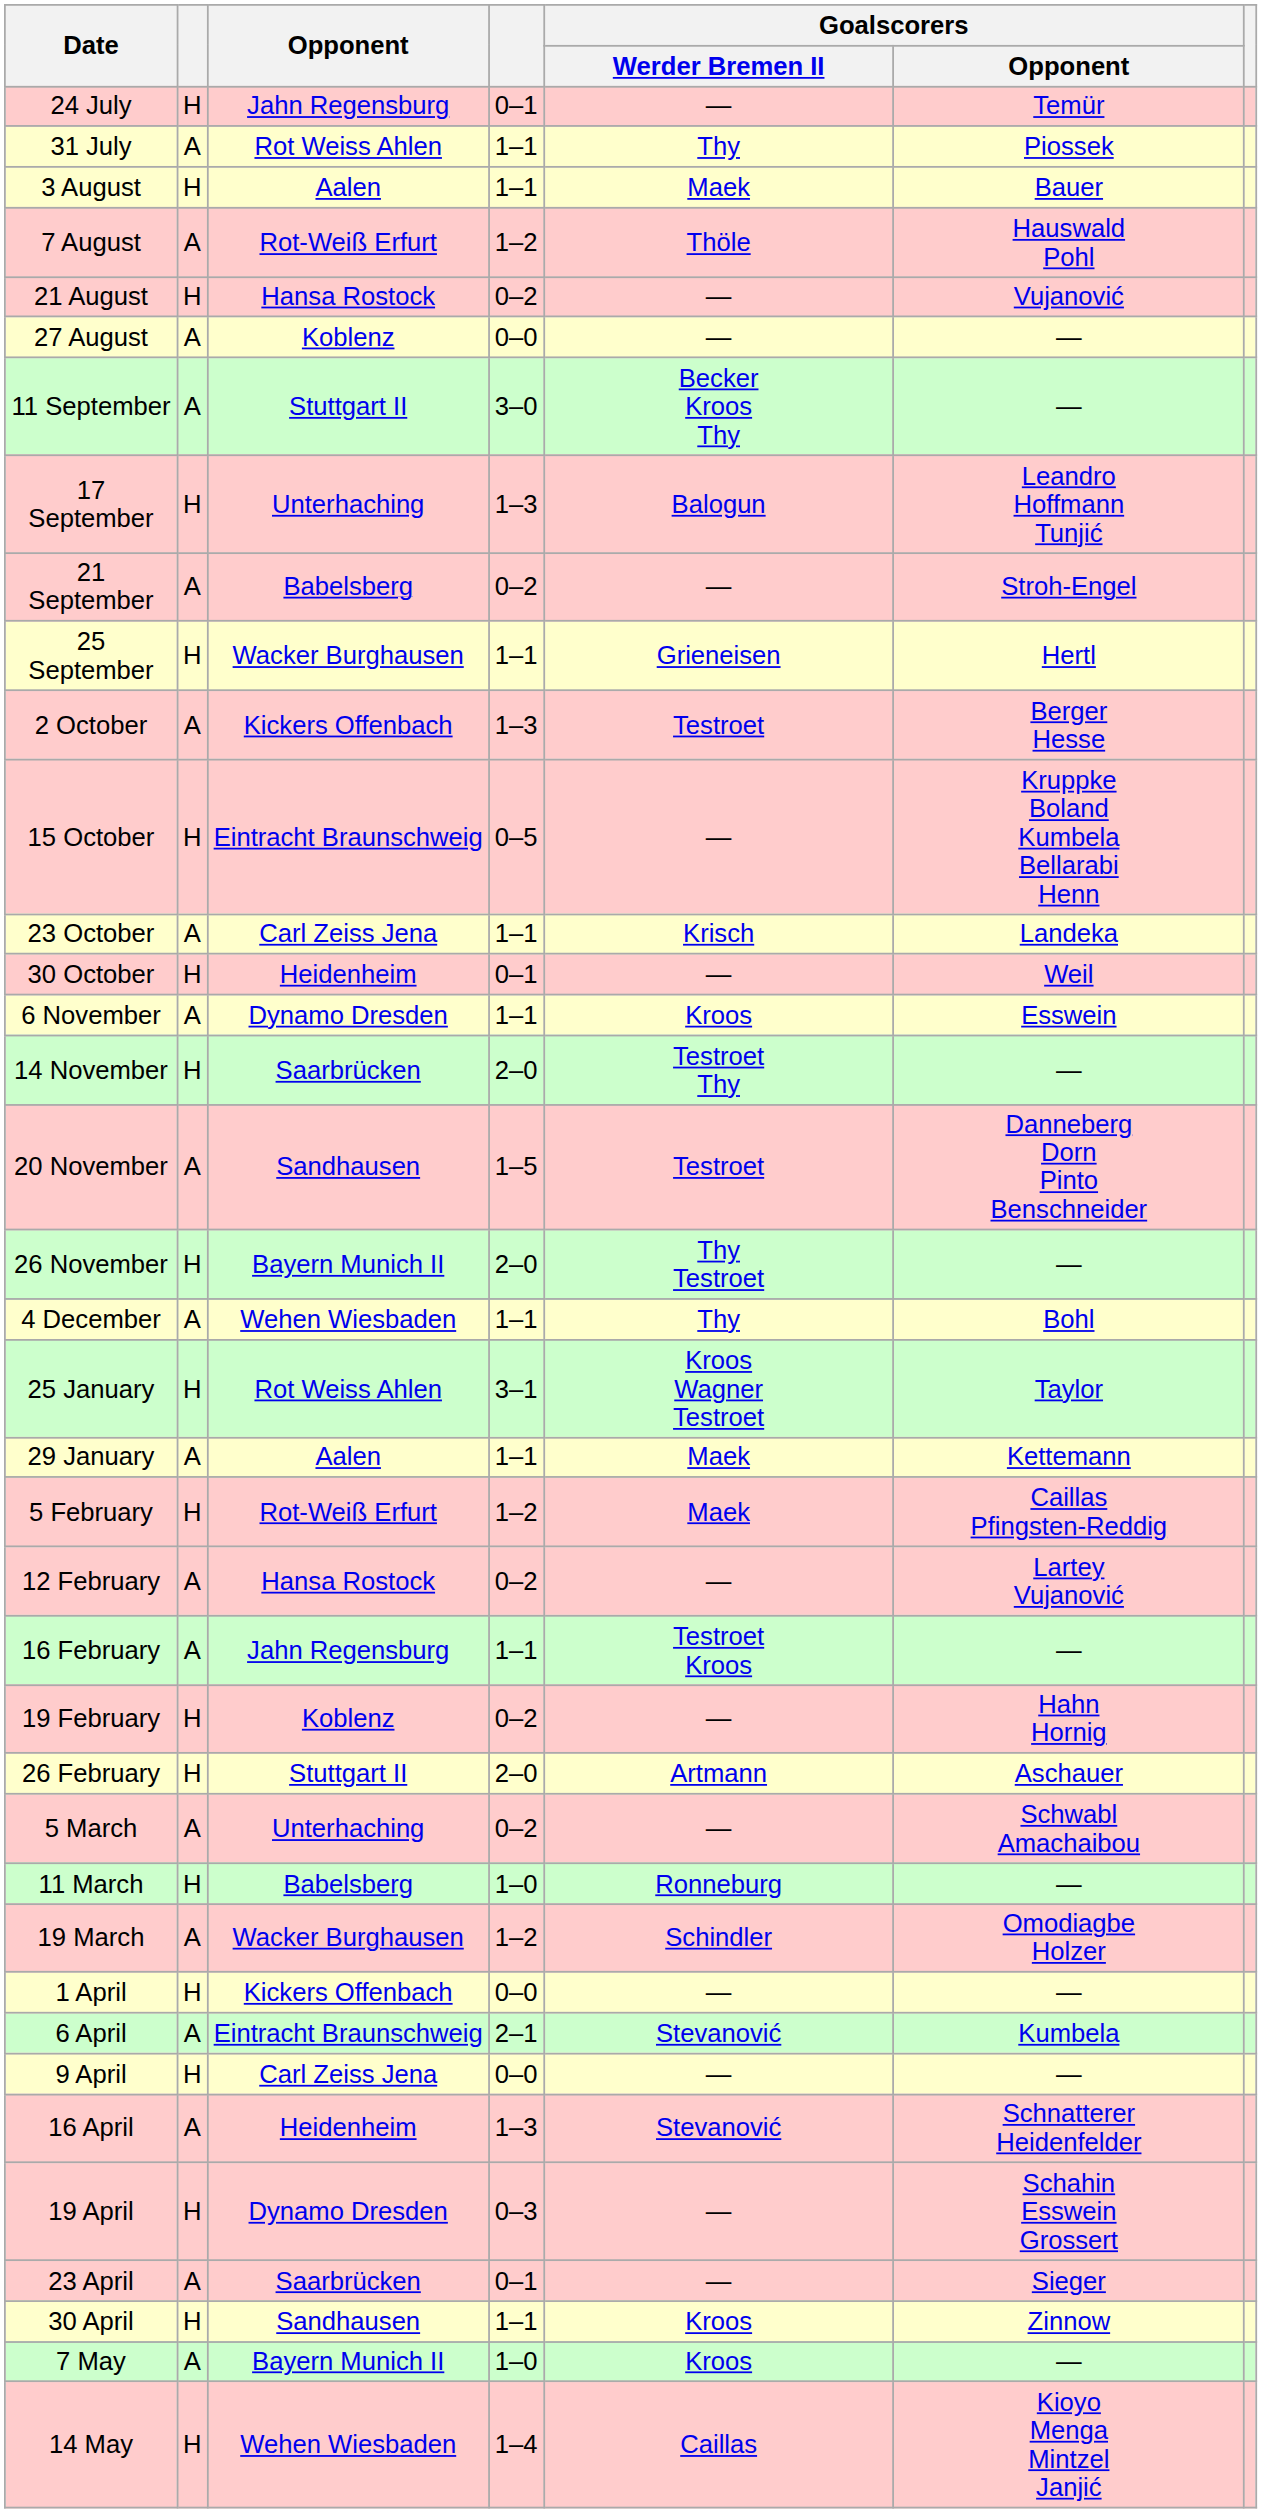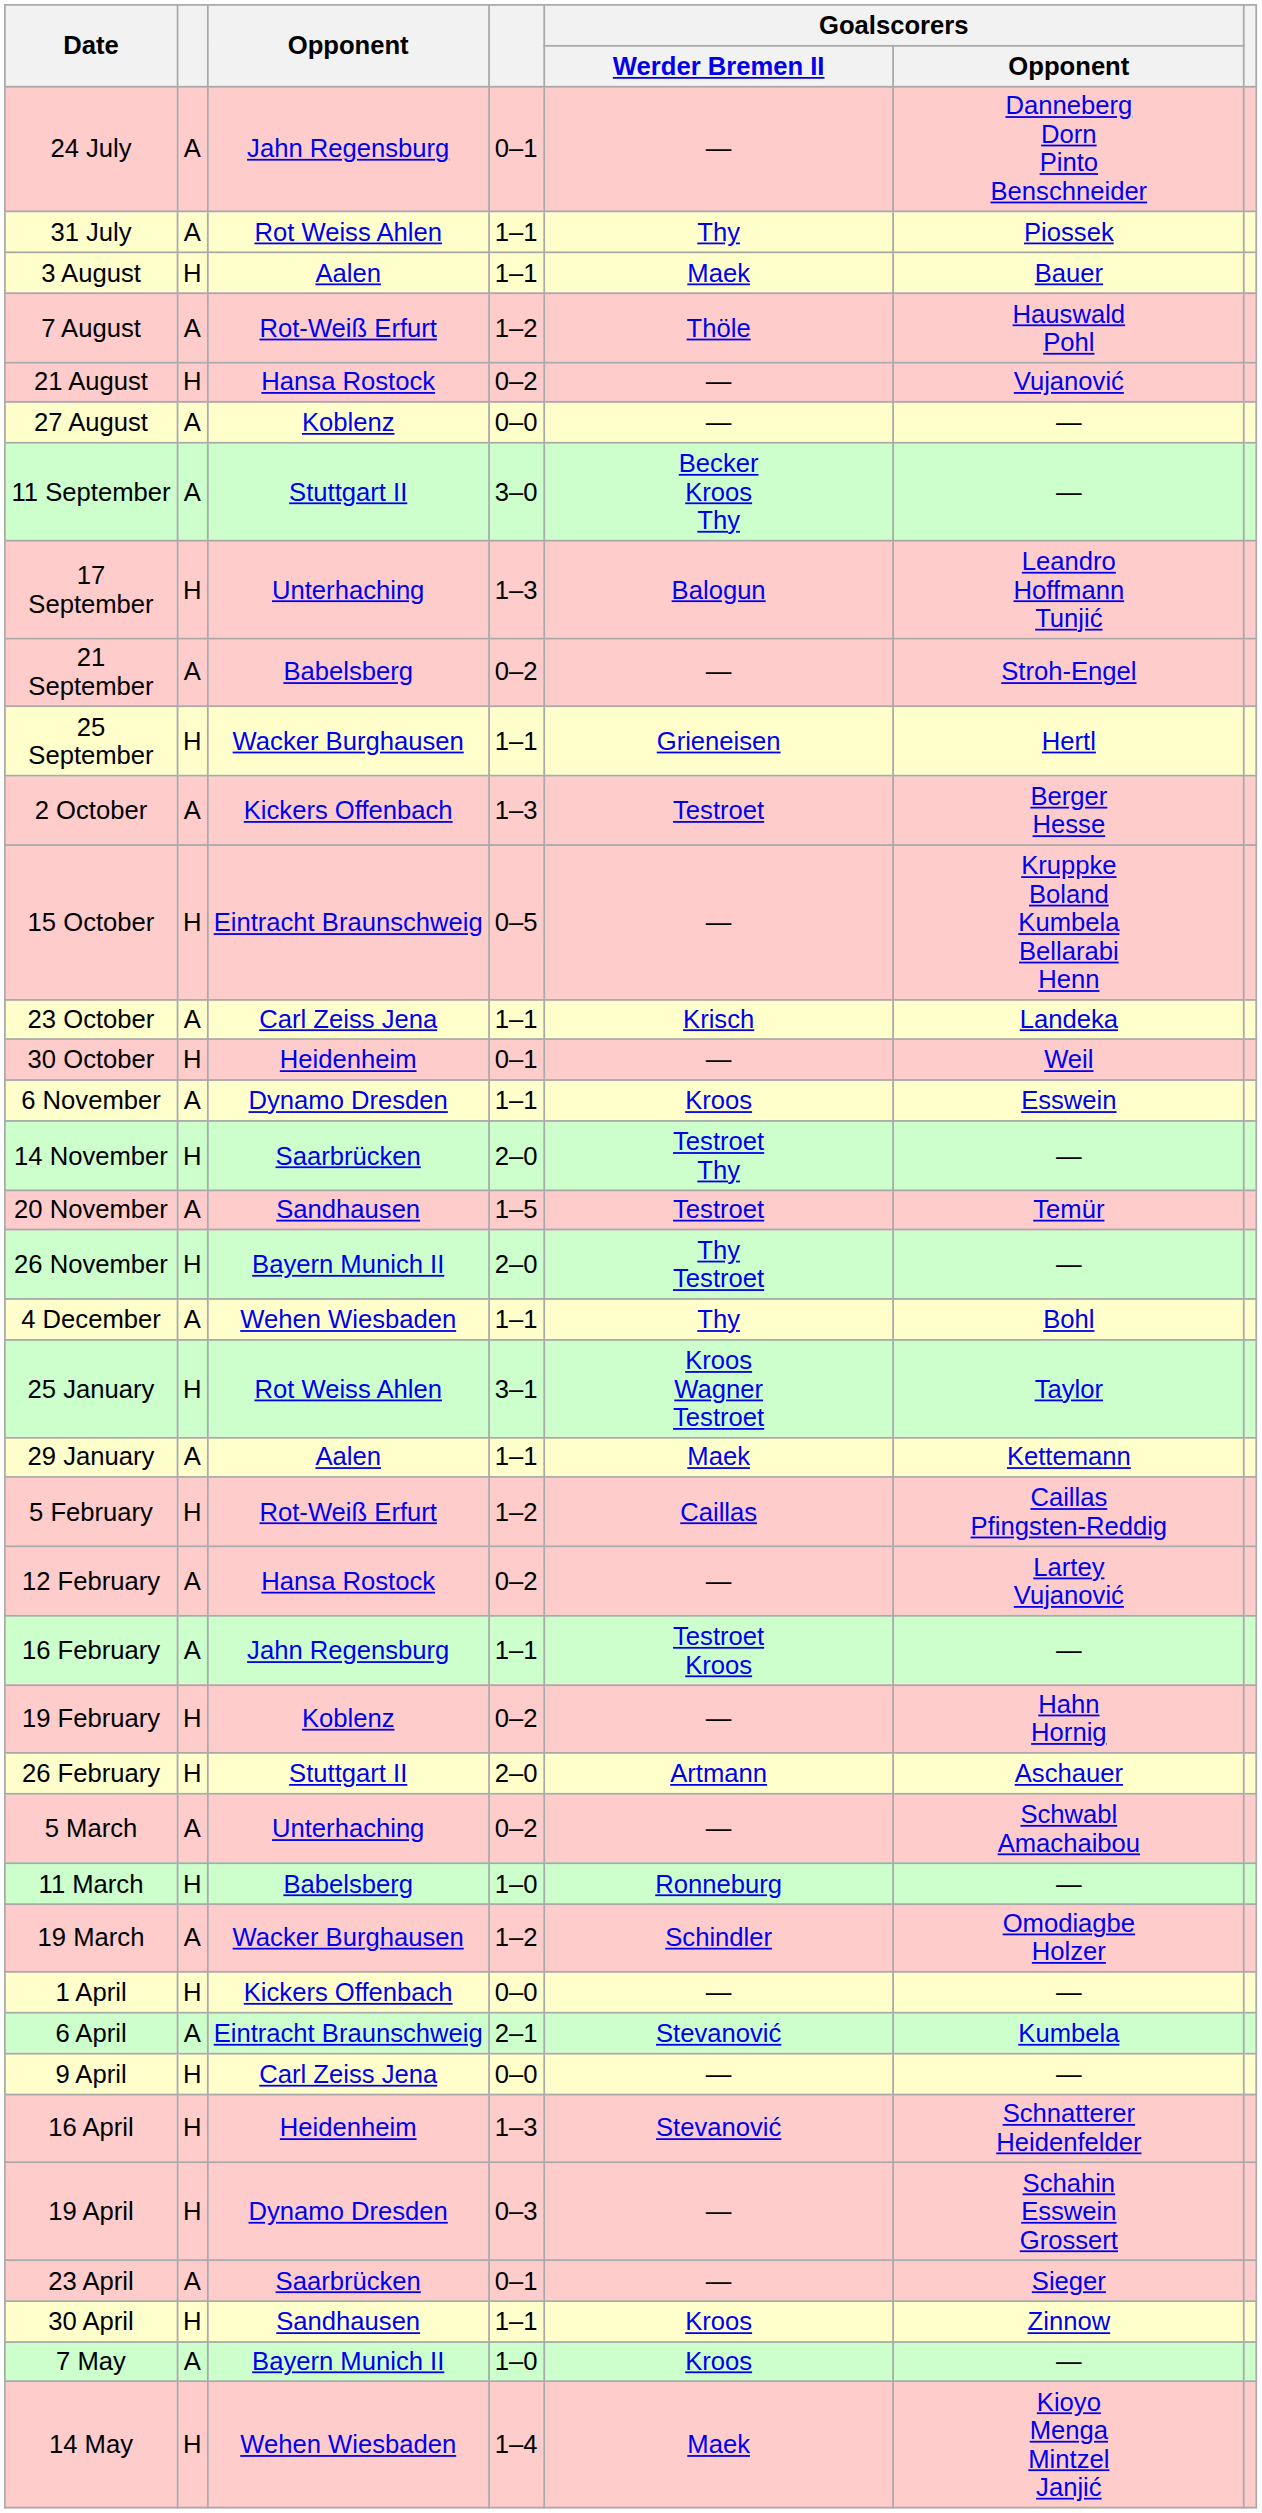(192, 107) H -> (192, 149) A
(1069, 107) Temür -> (1069, 149) Danneberg Dorn Pinto Benschneider
(1069, 1167) Danneberg Dorn Pinto Benschneider -> (1069, 1210) Temür
(719, 1512) Maek -> (719, 1512) Caillas
(192, 2129) A -> (192, 2129) H
(719, 2445) Caillas -> (719, 2445) Maek
